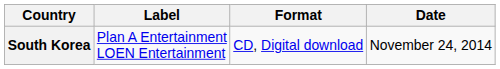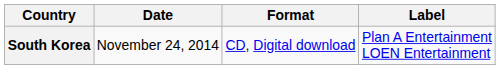columns swapped: (431, 15) <-> (162, 15)
